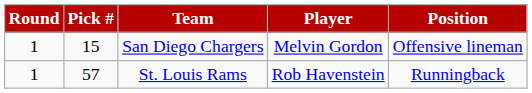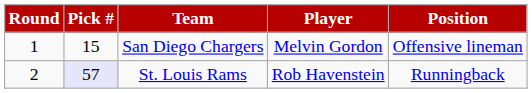(34, 74) 1 -> (34, 74) 2
(91, 74) no background -> (91, 74) lavender background
